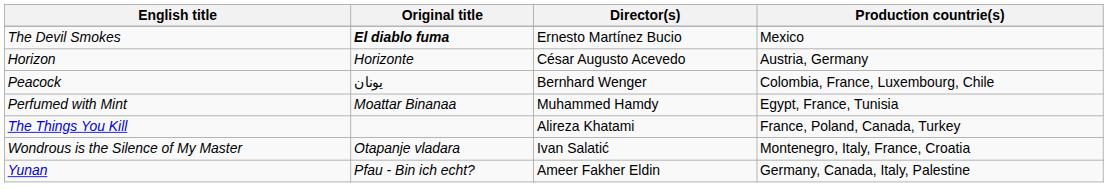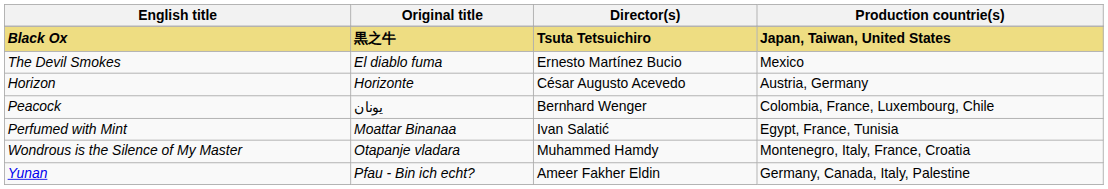+ row: (37, 38)
(402, 37) bold -> (398, 62) normal
(598, 104) Muhammed Hamdy -> (573, 129) Ivan Salatić
- row: (67, 126)
(573, 148) Ivan Salatić -> (598, 151) Muhammed Hamdy
